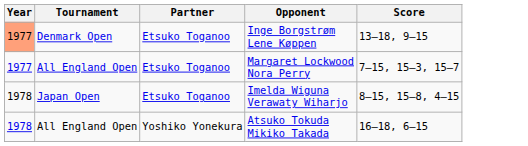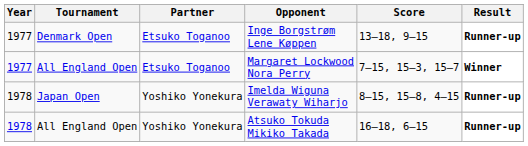+ column: (492, 13)
(19, 37) lightsalmon background -> (19, 37) no background
(186, 97) Etsuko Toganoo -> (192, 97) Yoshiko Yonekura
